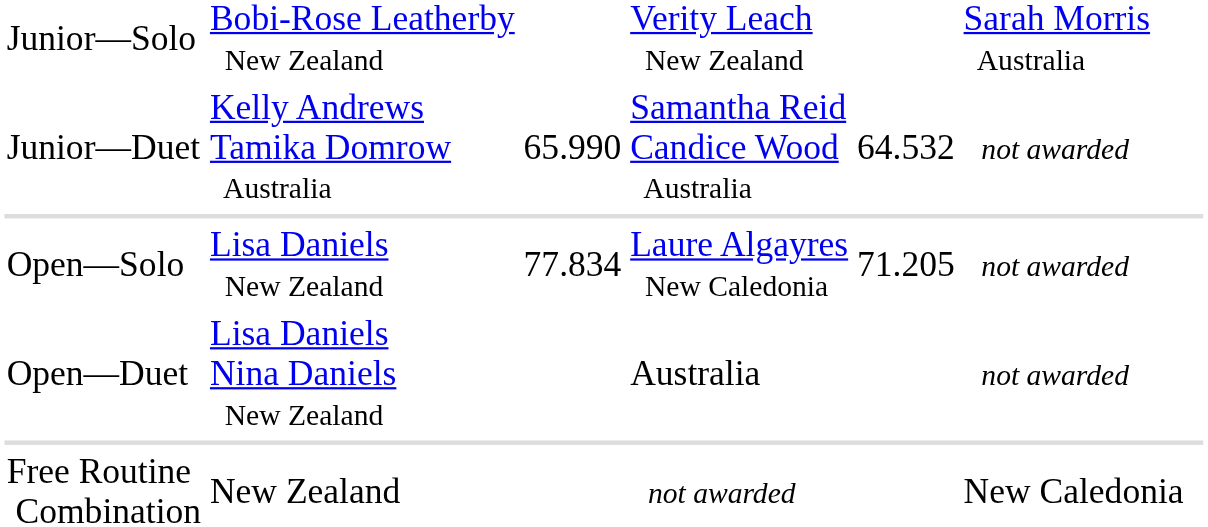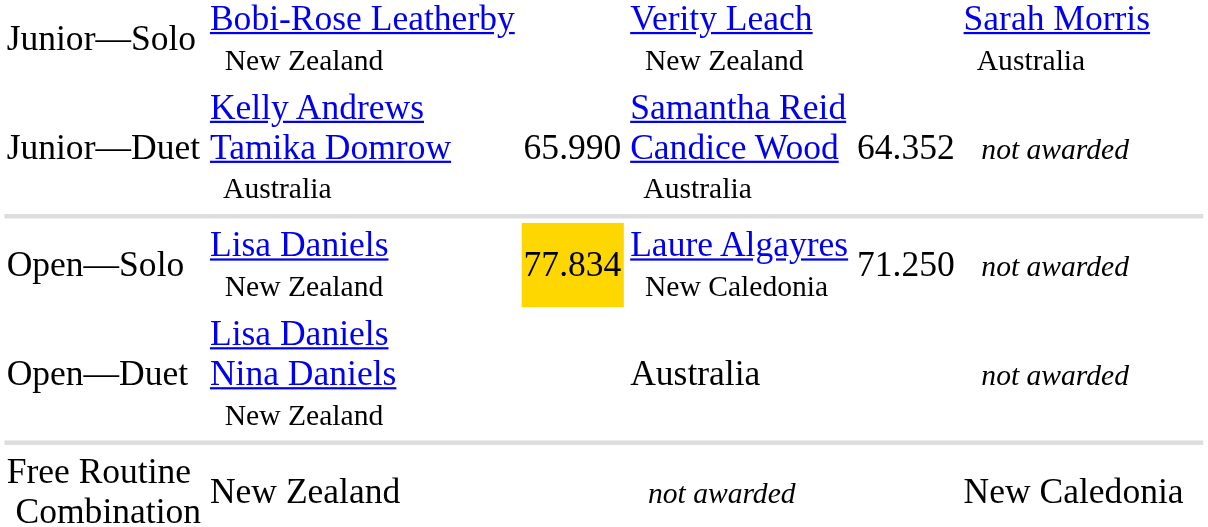(906, 146) 64.532 -> (906, 146) 64.352
(572, 264) no background -> (572, 264) gold background
(906, 264) 71.205 -> (906, 264) 71.250
